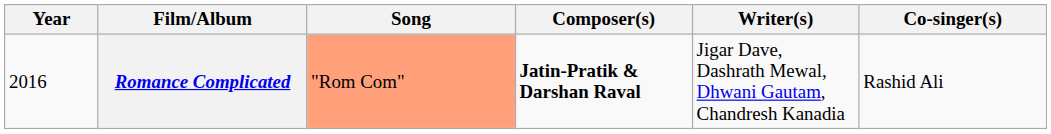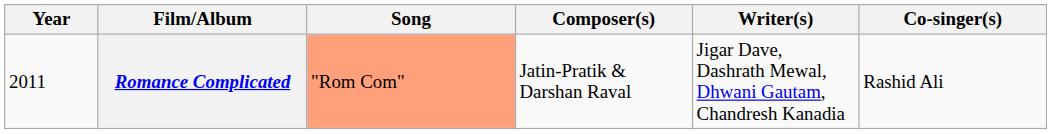(28, 81) 2016 -> (27, 81) 2011
(580, 81) bold -> (575, 81) normal
